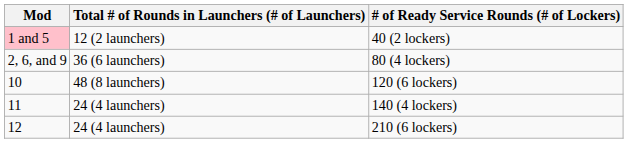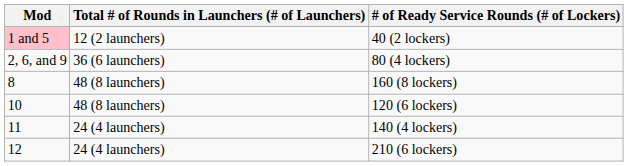+ row: (414, 82)
